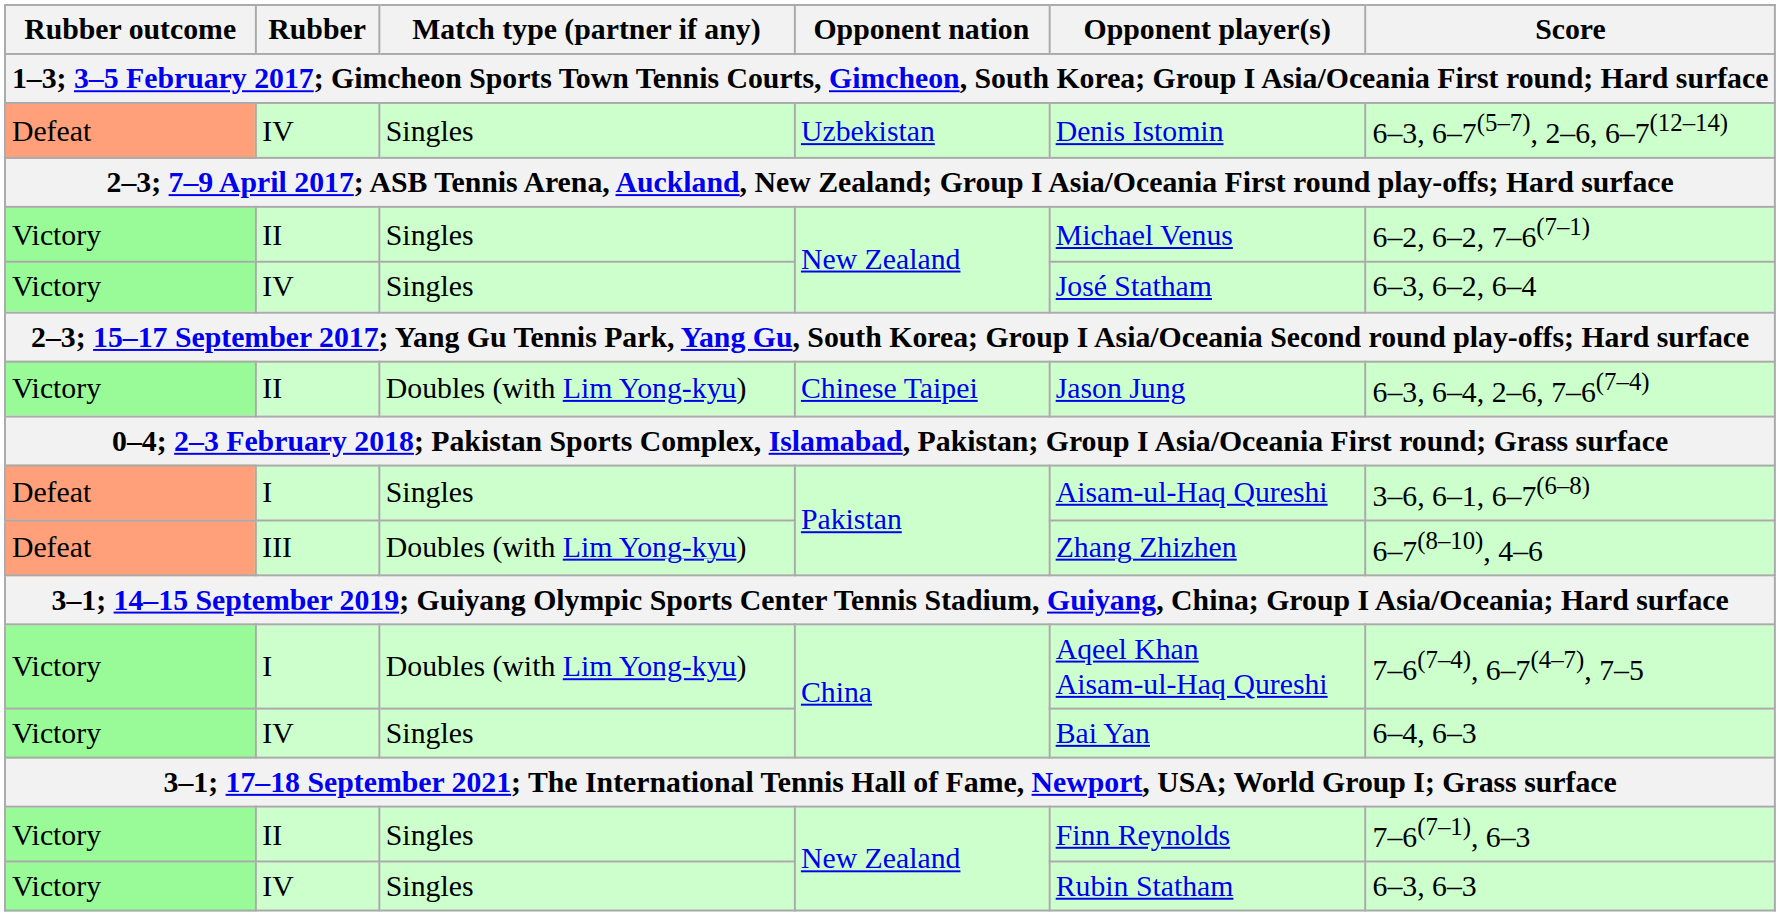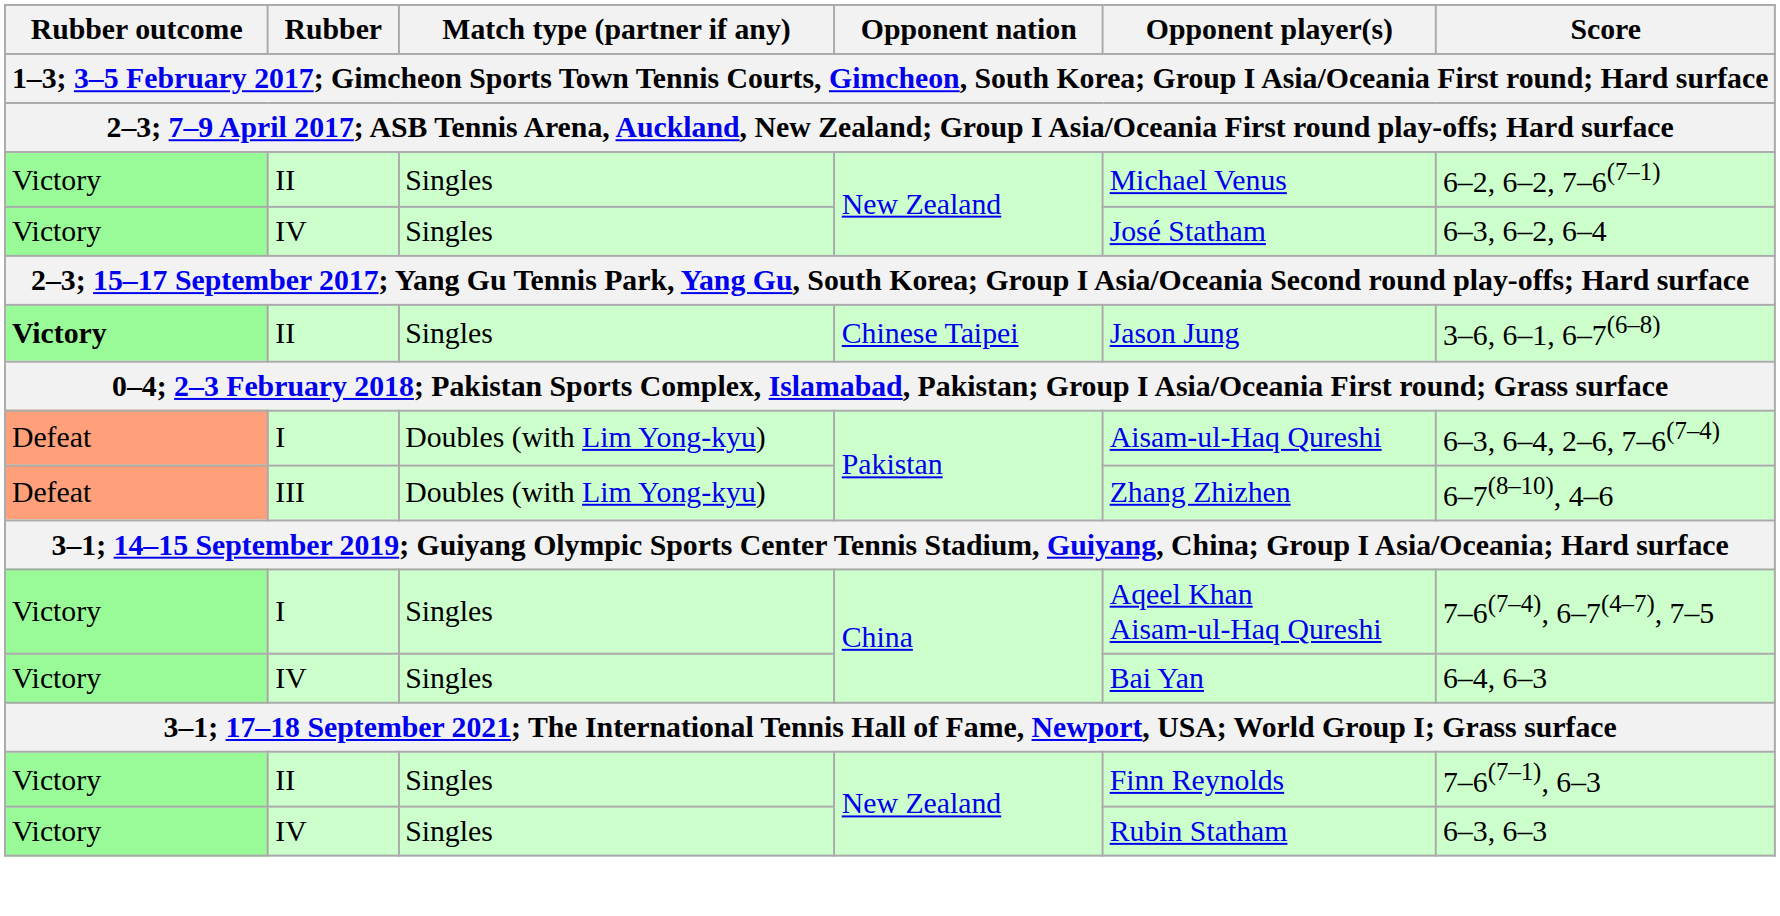- row: (278, 130)
(56, 388) normal -> (59, 332) bold
(566, 388) Doubles (with Lim Yong-kyu) -> (449, 332) Singles
(1511, 388) 6–3, 6–4, 2–6, 7–6(7–4) -> (1552, 332) 3–6, 6–1, 6–7(6–8)
(430, 492) Singles -> (585, 437) Doubles (with Lim Yong-kyu)
(1481, 492) 3–6, 6–1, 6–7(6–8) -> (1581, 437) 6–3, 6–4, 2–6, 7–6(7–4)
(566, 666) Doubles (with Lim Yong-kyu) -> (449, 611) Singles
